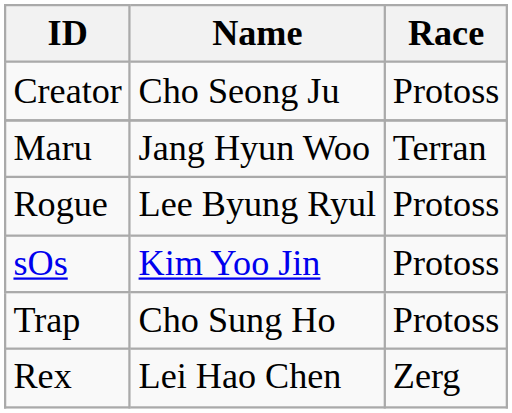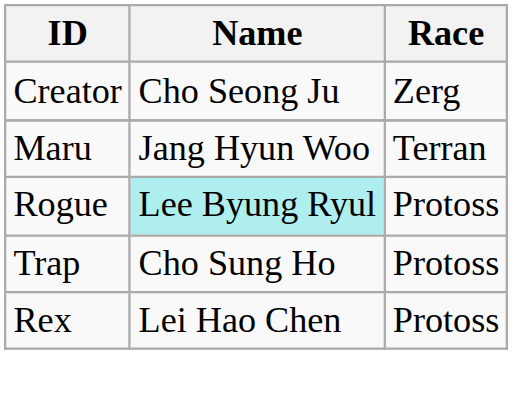(446, 90) Protoss -> (427, 90) Zerg
(257, 205) no background -> (257, 205) paleturquoise background
- row: (41, 262)
(427, 377) Zerg -> (446, 319) Protoss
